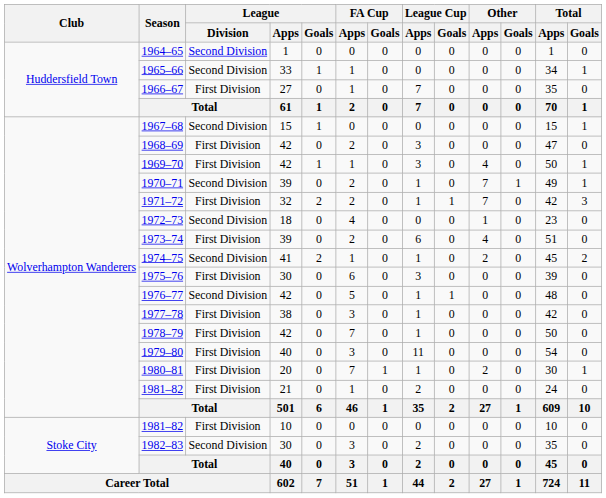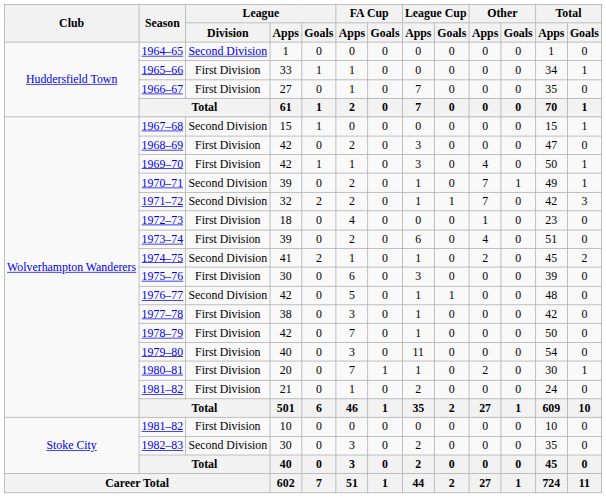(228, 70) Second Division -> (228, 70) First Division
(228, 201) First Division -> (228, 201) Second Division
(228, 220) Second Division -> (228, 220) First Division
